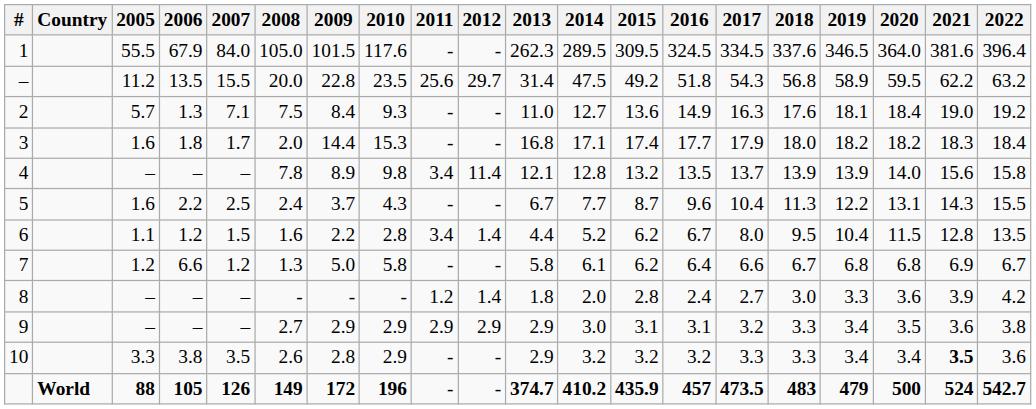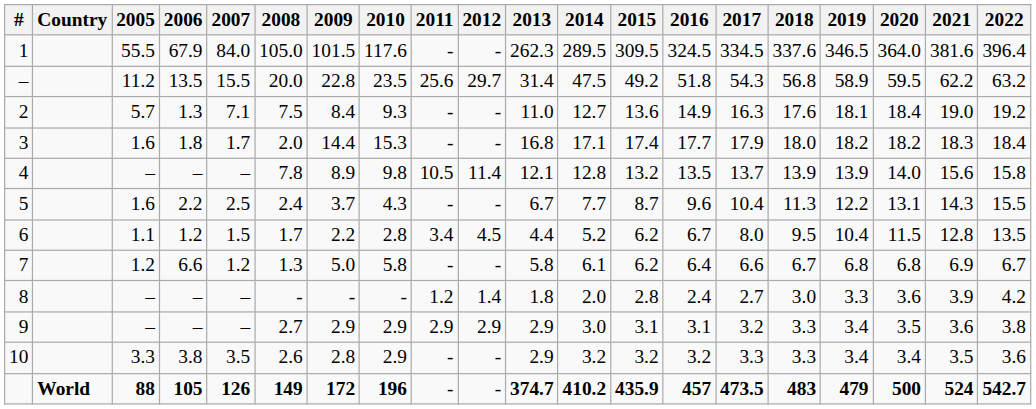(441, 173) 3.4 -> (437, 173) 10.5
(291, 234) 1.6 -> (291, 234) 1.7
(489, 234) 1.4 -> (489, 234) 4.5
(961, 357) bold -> (961, 357) normal
